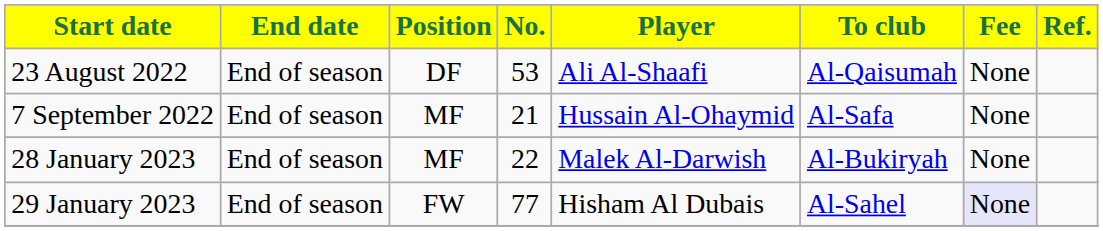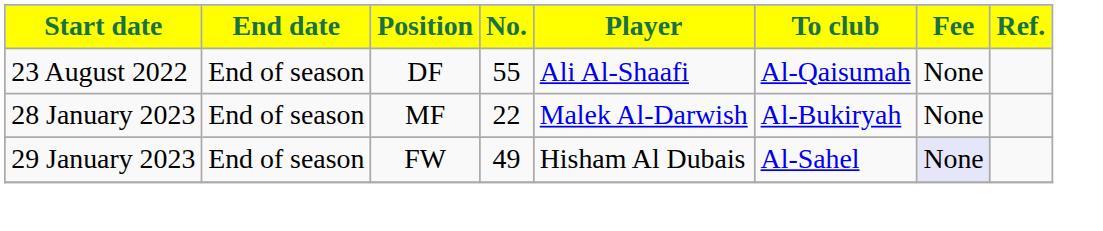(525, 70) 53 -> (506, 70) 55
- row: (113, 114)
(525, 203) 77 -> (506, 159) 49
